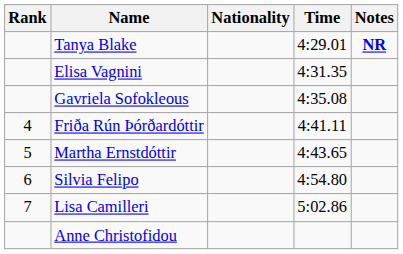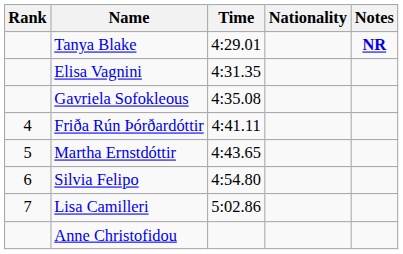columns swapped: (251, 18) <-> (322, 18)
